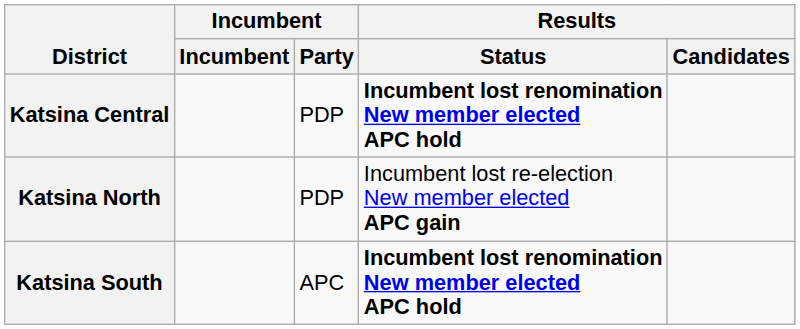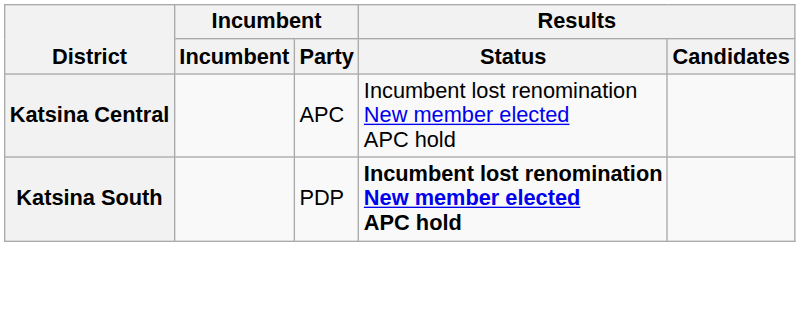(322, 115) PDP -> (322, 115) APC
(513, 115) bold -> (501, 115) normal
- row: (90, 198)
(322, 282) APC -> (322, 198) PDP
